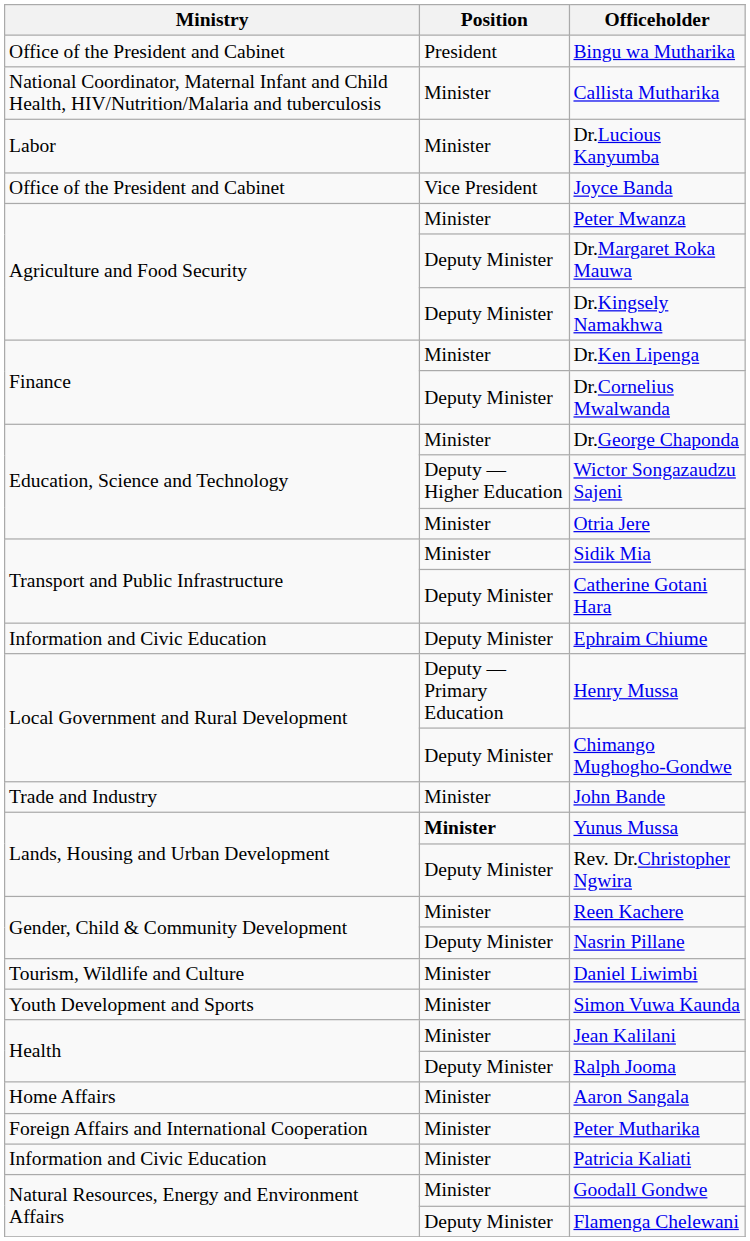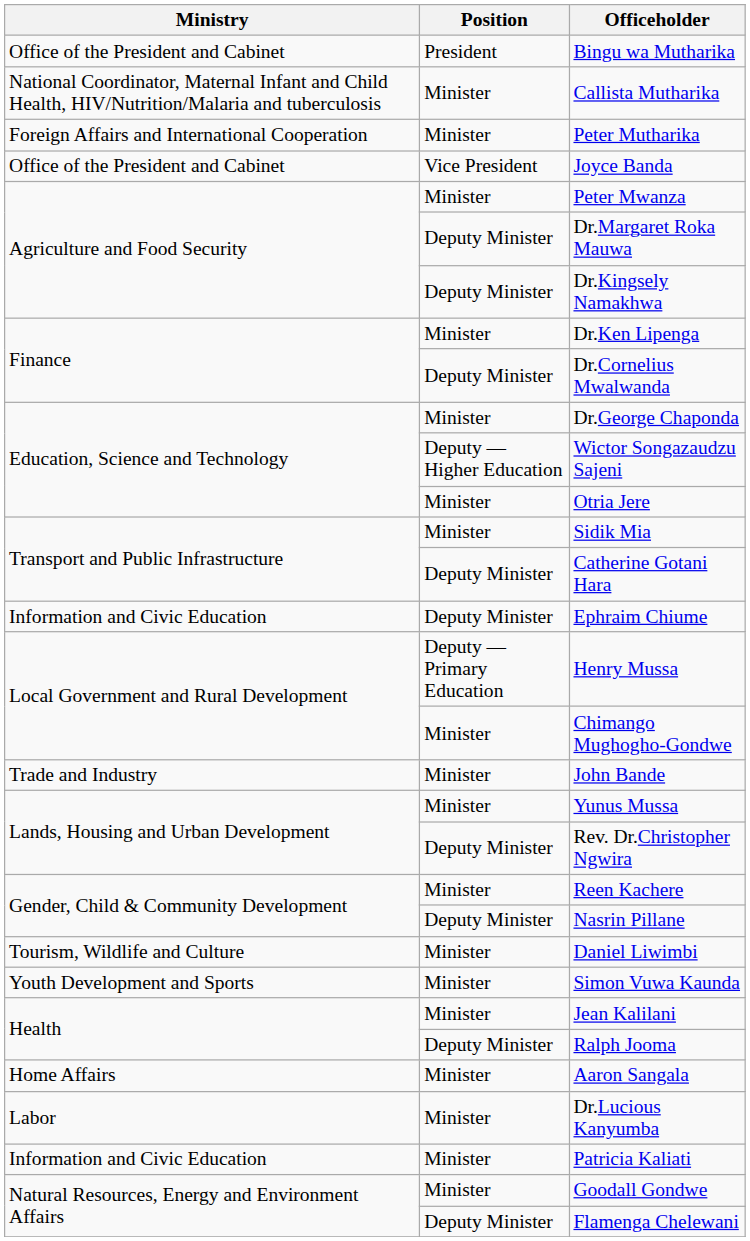rows swapped: (637, 1128) <-> (617, 145)
(489, 754) Deputy Minister -> (457, 732) Minister
(460, 827) bold -> (457, 805) normal
